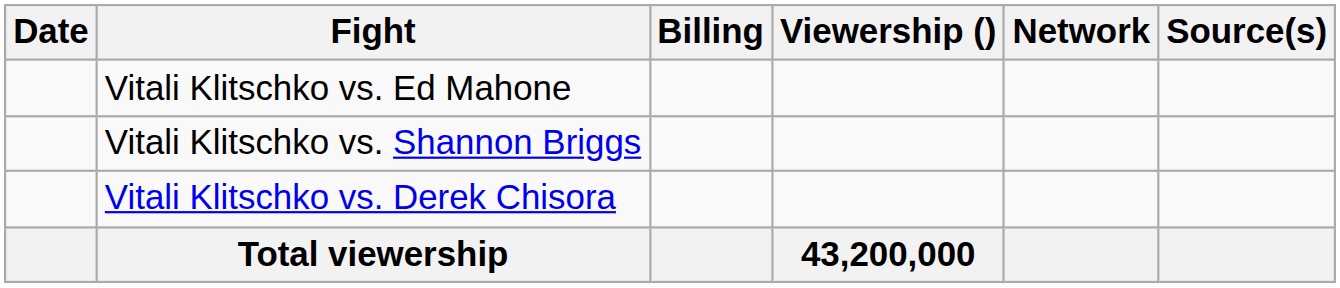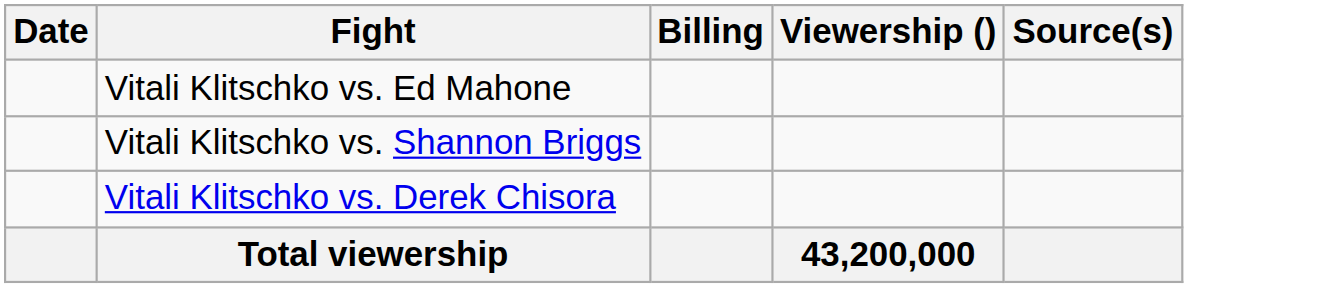- column: (1081, 32)
